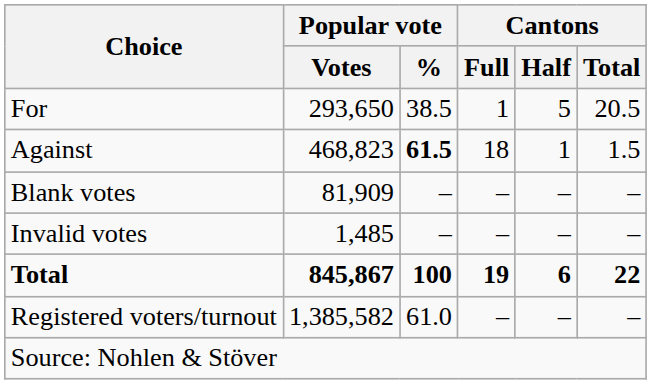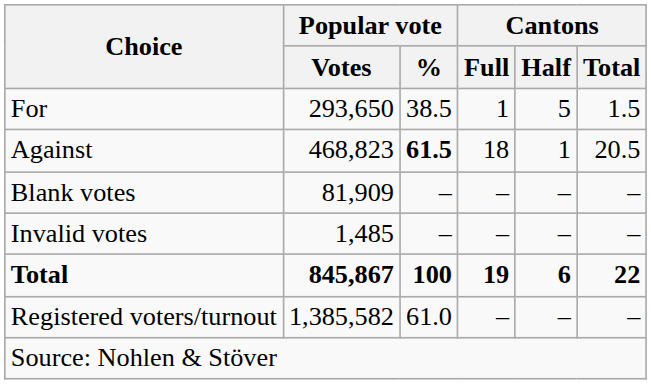(617, 108) 20.5 -> (624, 108) 1.5
(624, 150) 1.5 -> (617, 150) 20.5
